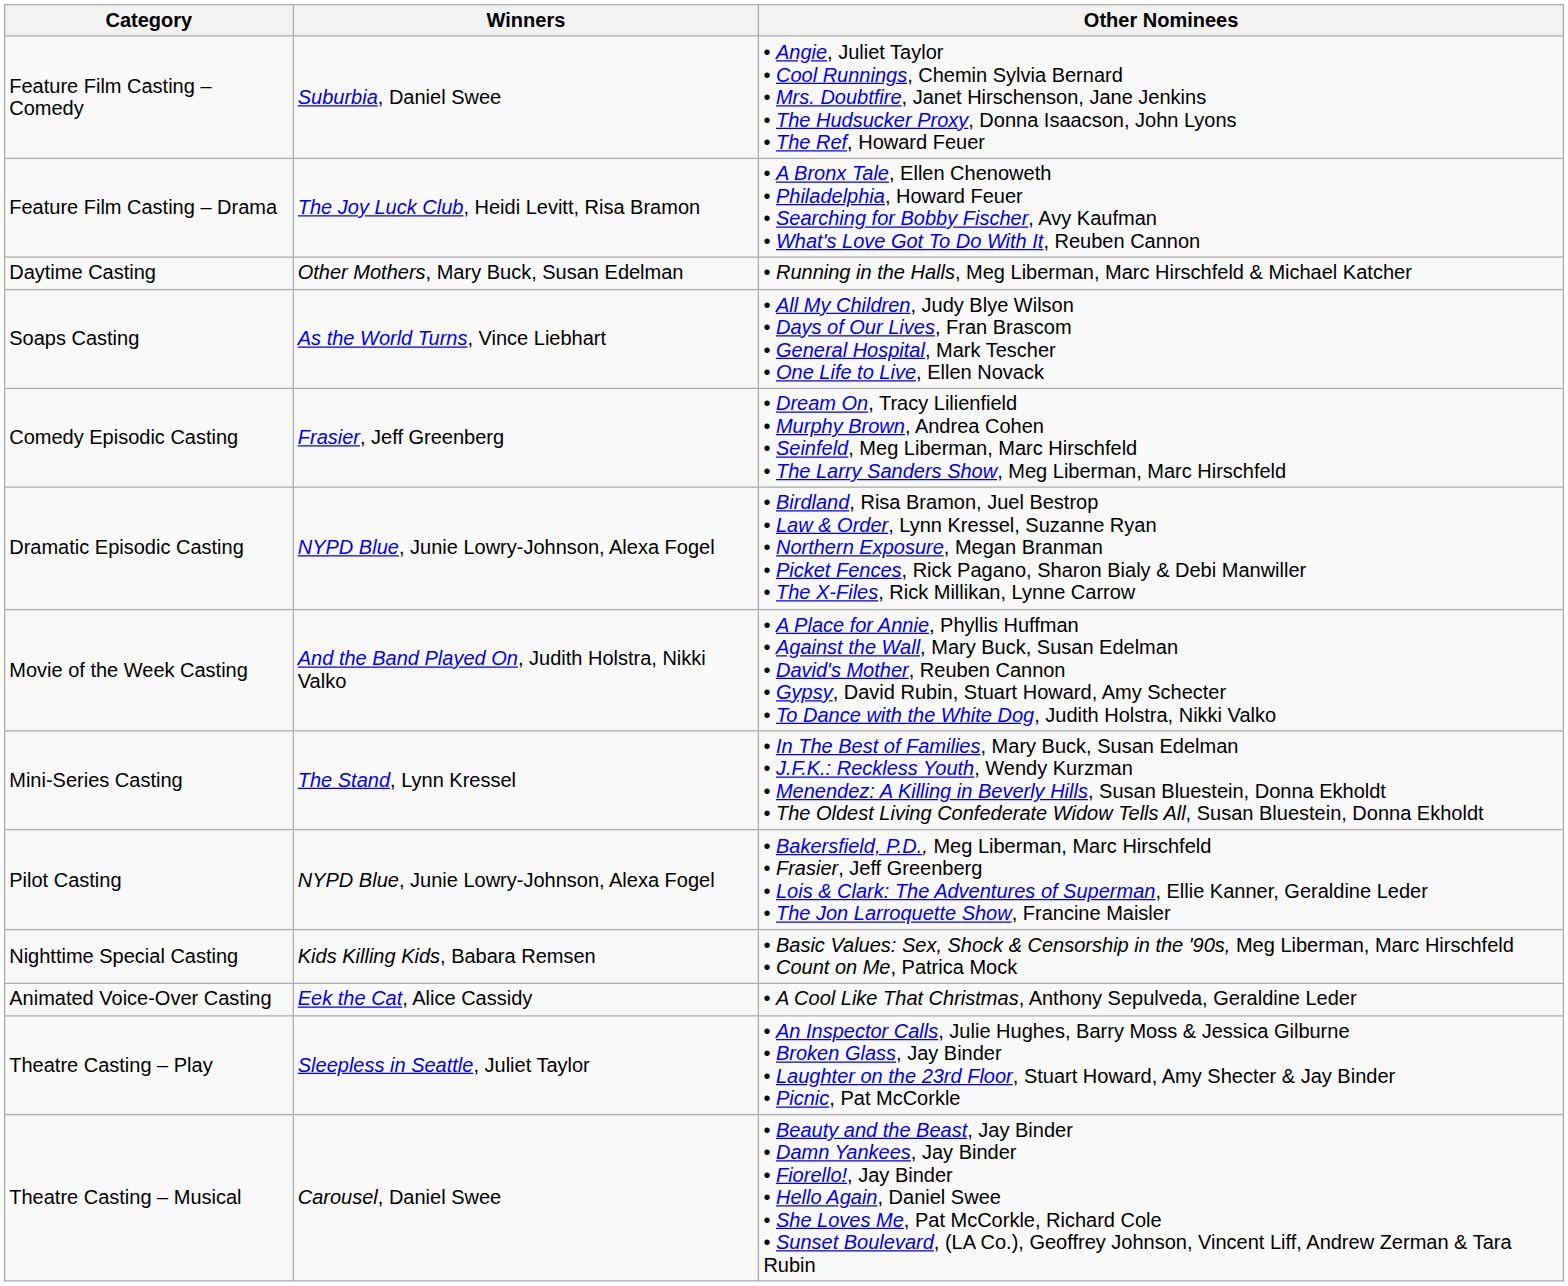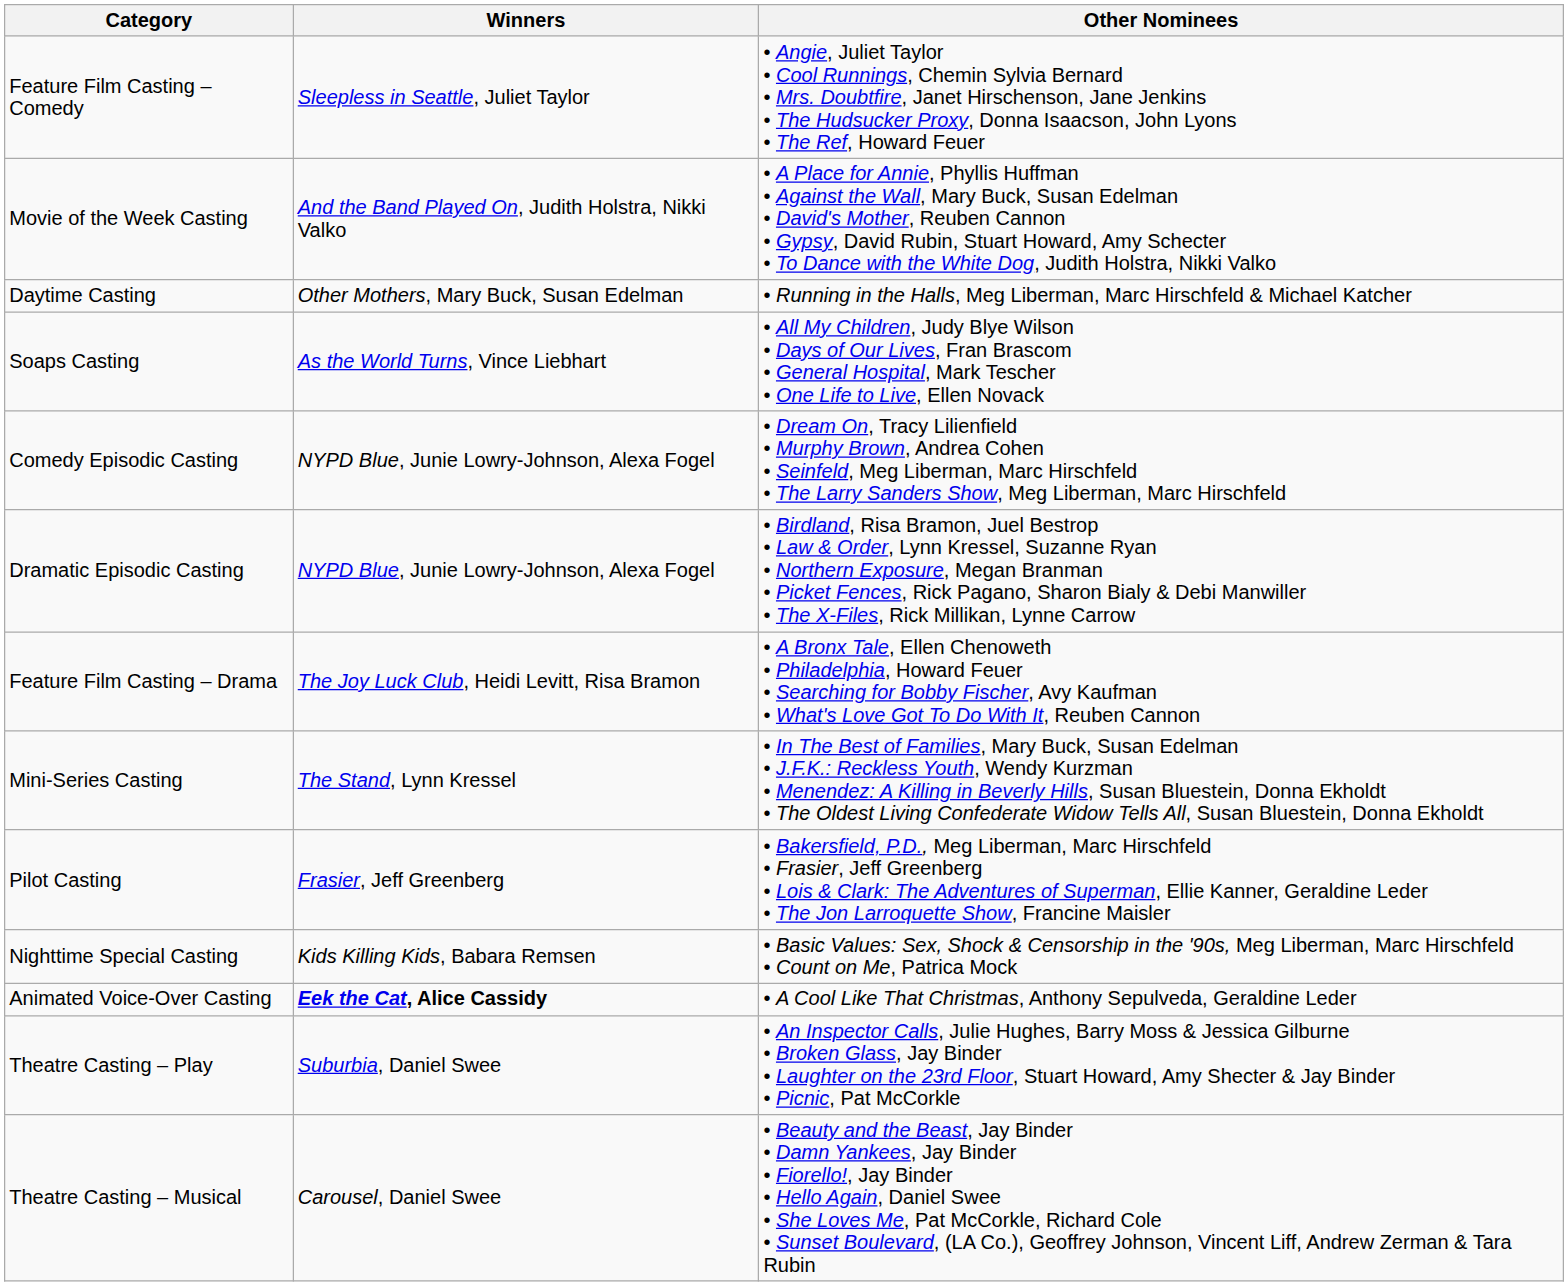(399, 97) Suburbia, Daniel Swee -> (444, 97) Sleepless in Seattle, Juliet Taylor
rows swapped: (143, 207) <-> (129, 669)
(401, 437) Frasier, Jeff Greenberg -> (506, 460) NYPD Blue, Junie Lowry-Johnson, Alexa Fogel
(506, 879) NYPD Blue, Junie Lowry-Johnson, Alexa Fogel -> (401, 879) Frasier, Jeff Greenberg
(415, 999) normal -> (422, 999) bold
(444, 1064) Sleepless in Seattle, Juliet Taylor -> (399, 1064) Suburbia, Daniel Swee
